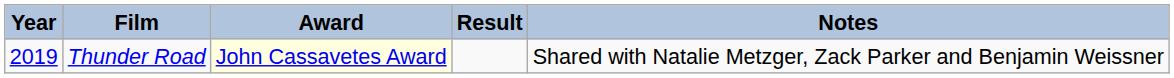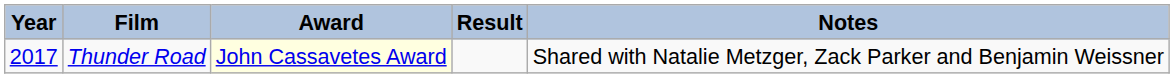(34, 56) 2019 -> (34, 56) 2017
